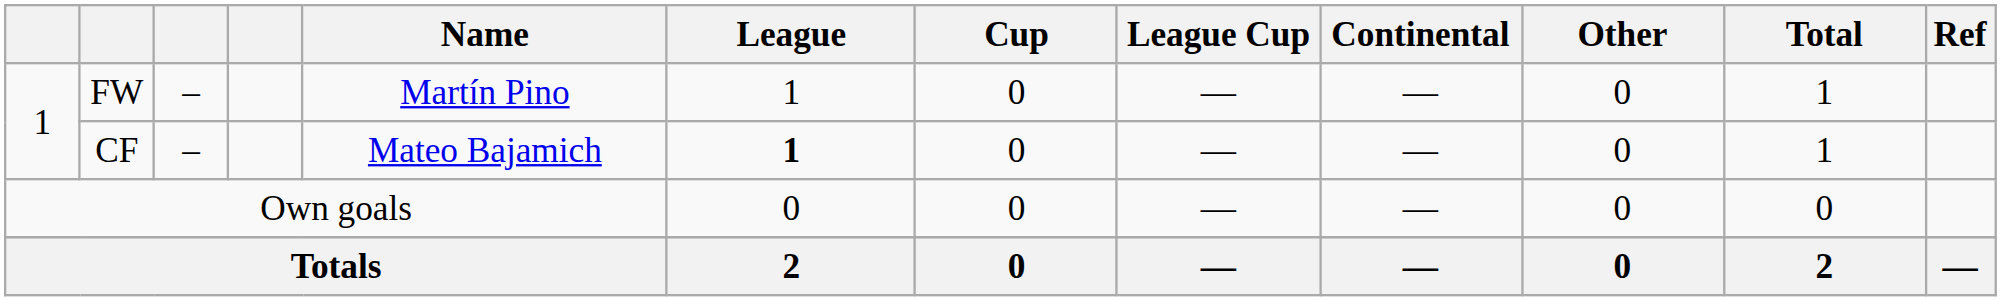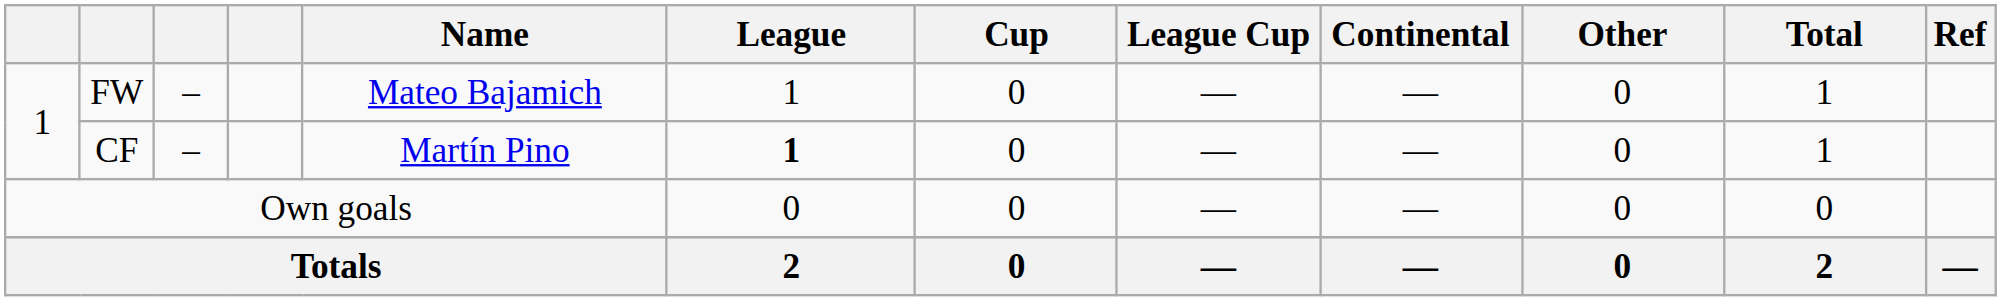(485, 91) Martín Pino -> (485, 91) Mateo Bajamich
(485, 150) Mateo Bajamich -> (485, 150) Martín Pino
